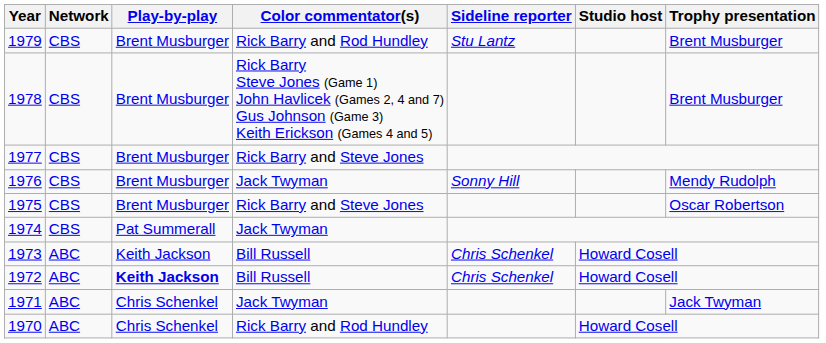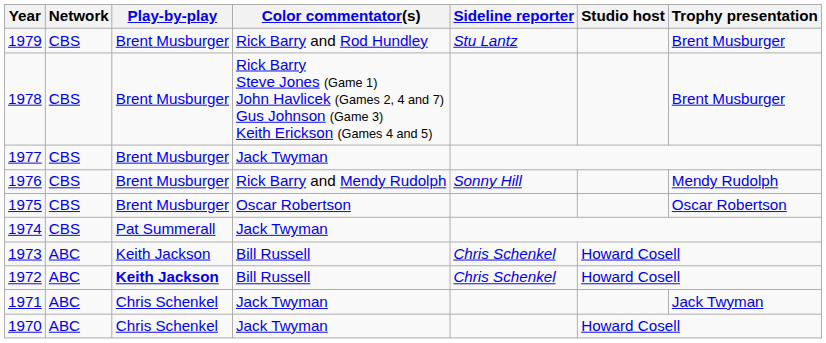(330, 157) Rick Barry and Steve Jones -> (282, 157) Jack Twyman
(282, 181) Jack Twyman -> (341, 181) Rick Barry and Mendy Rudolph
(330, 205) Rick Barry and Steve Jones -> (293, 205) Oscar Robertson
(332, 326) Rick Barry and Rod Hundley -> (282, 326) Jack Twyman
